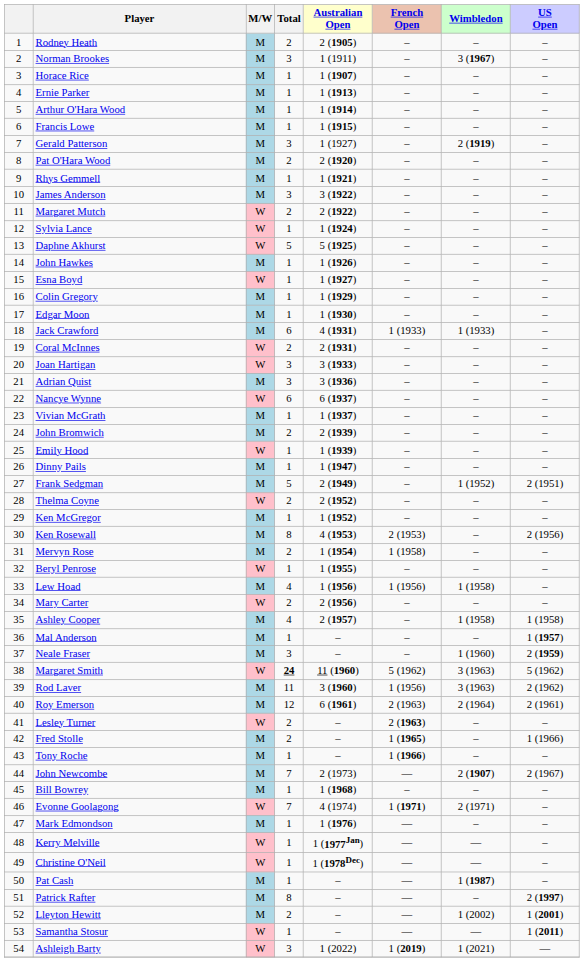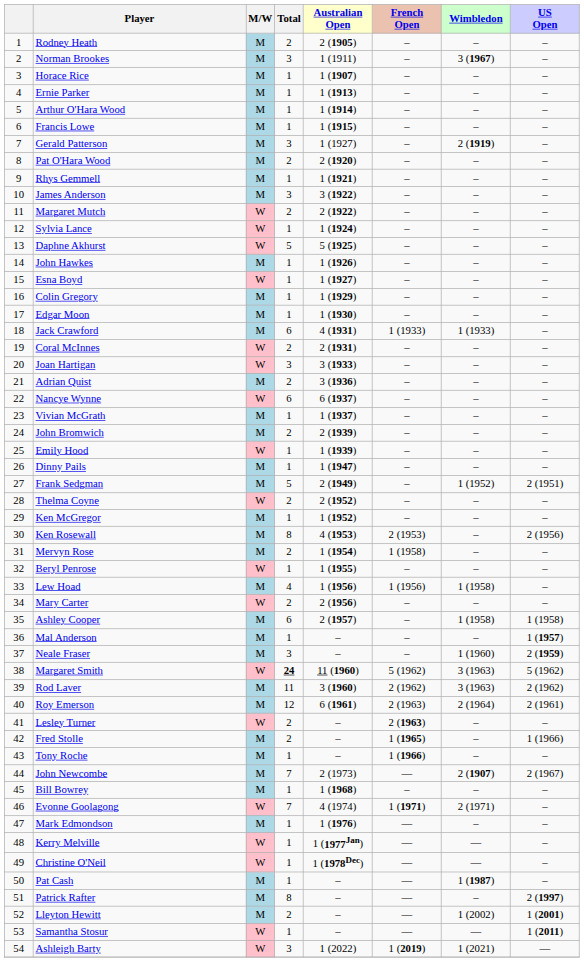(289, 382) 3 -> (289, 382) 2
(289, 620) 4 -> (289, 620) 6
(407, 688) 1 (1956) -> (407, 688) 2 (1962)
